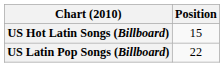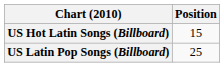(196, 52) 22 -> (196, 52) 25
